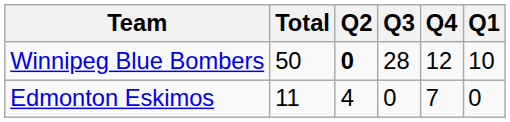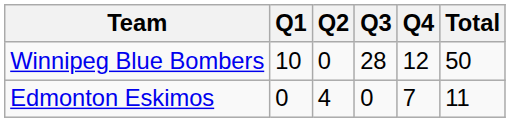columns swapped: (484, 23) <-> (303, 23)
(347, 60) bold -> (324, 60) normal
